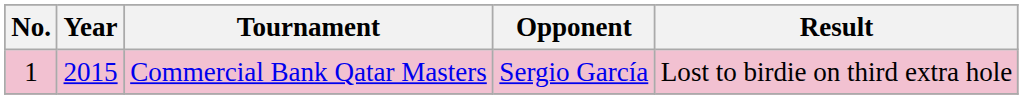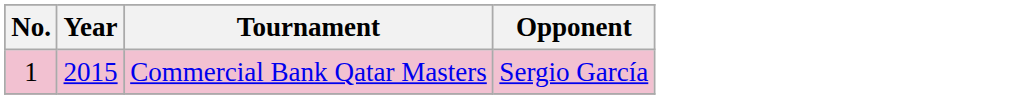- column: (837, 26)
